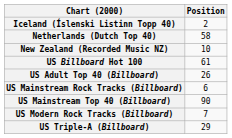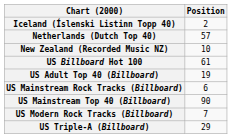(206, 37) 58 -> (206, 37) 57
(206, 75) 26 -> (206, 75) 19
